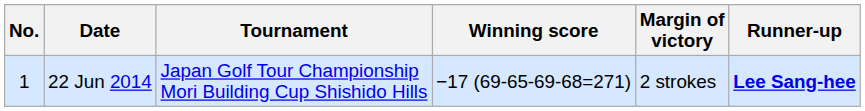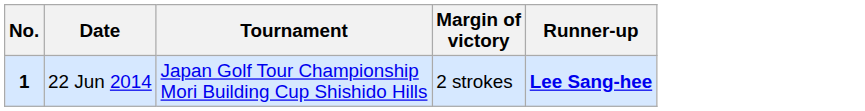- column: (534, 30)
(24, 81) normal -> (24, 81) bold
